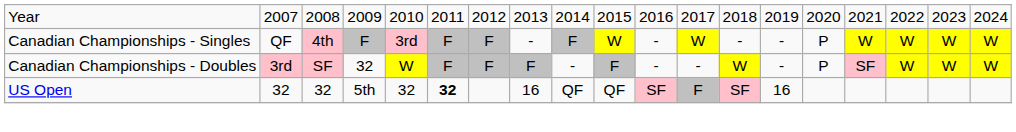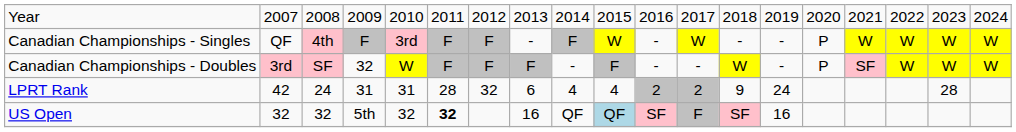+ row: (48, 90)
(614, 90) no background -> (614, 114) lightblue background
